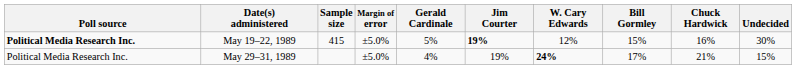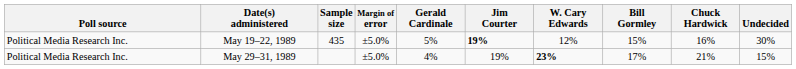(71, 40) bold -> (67, 40) normal
(336, 40) 415 -> (336, 40) 435
(546, 56) 24% -> (546, 56) 23%
